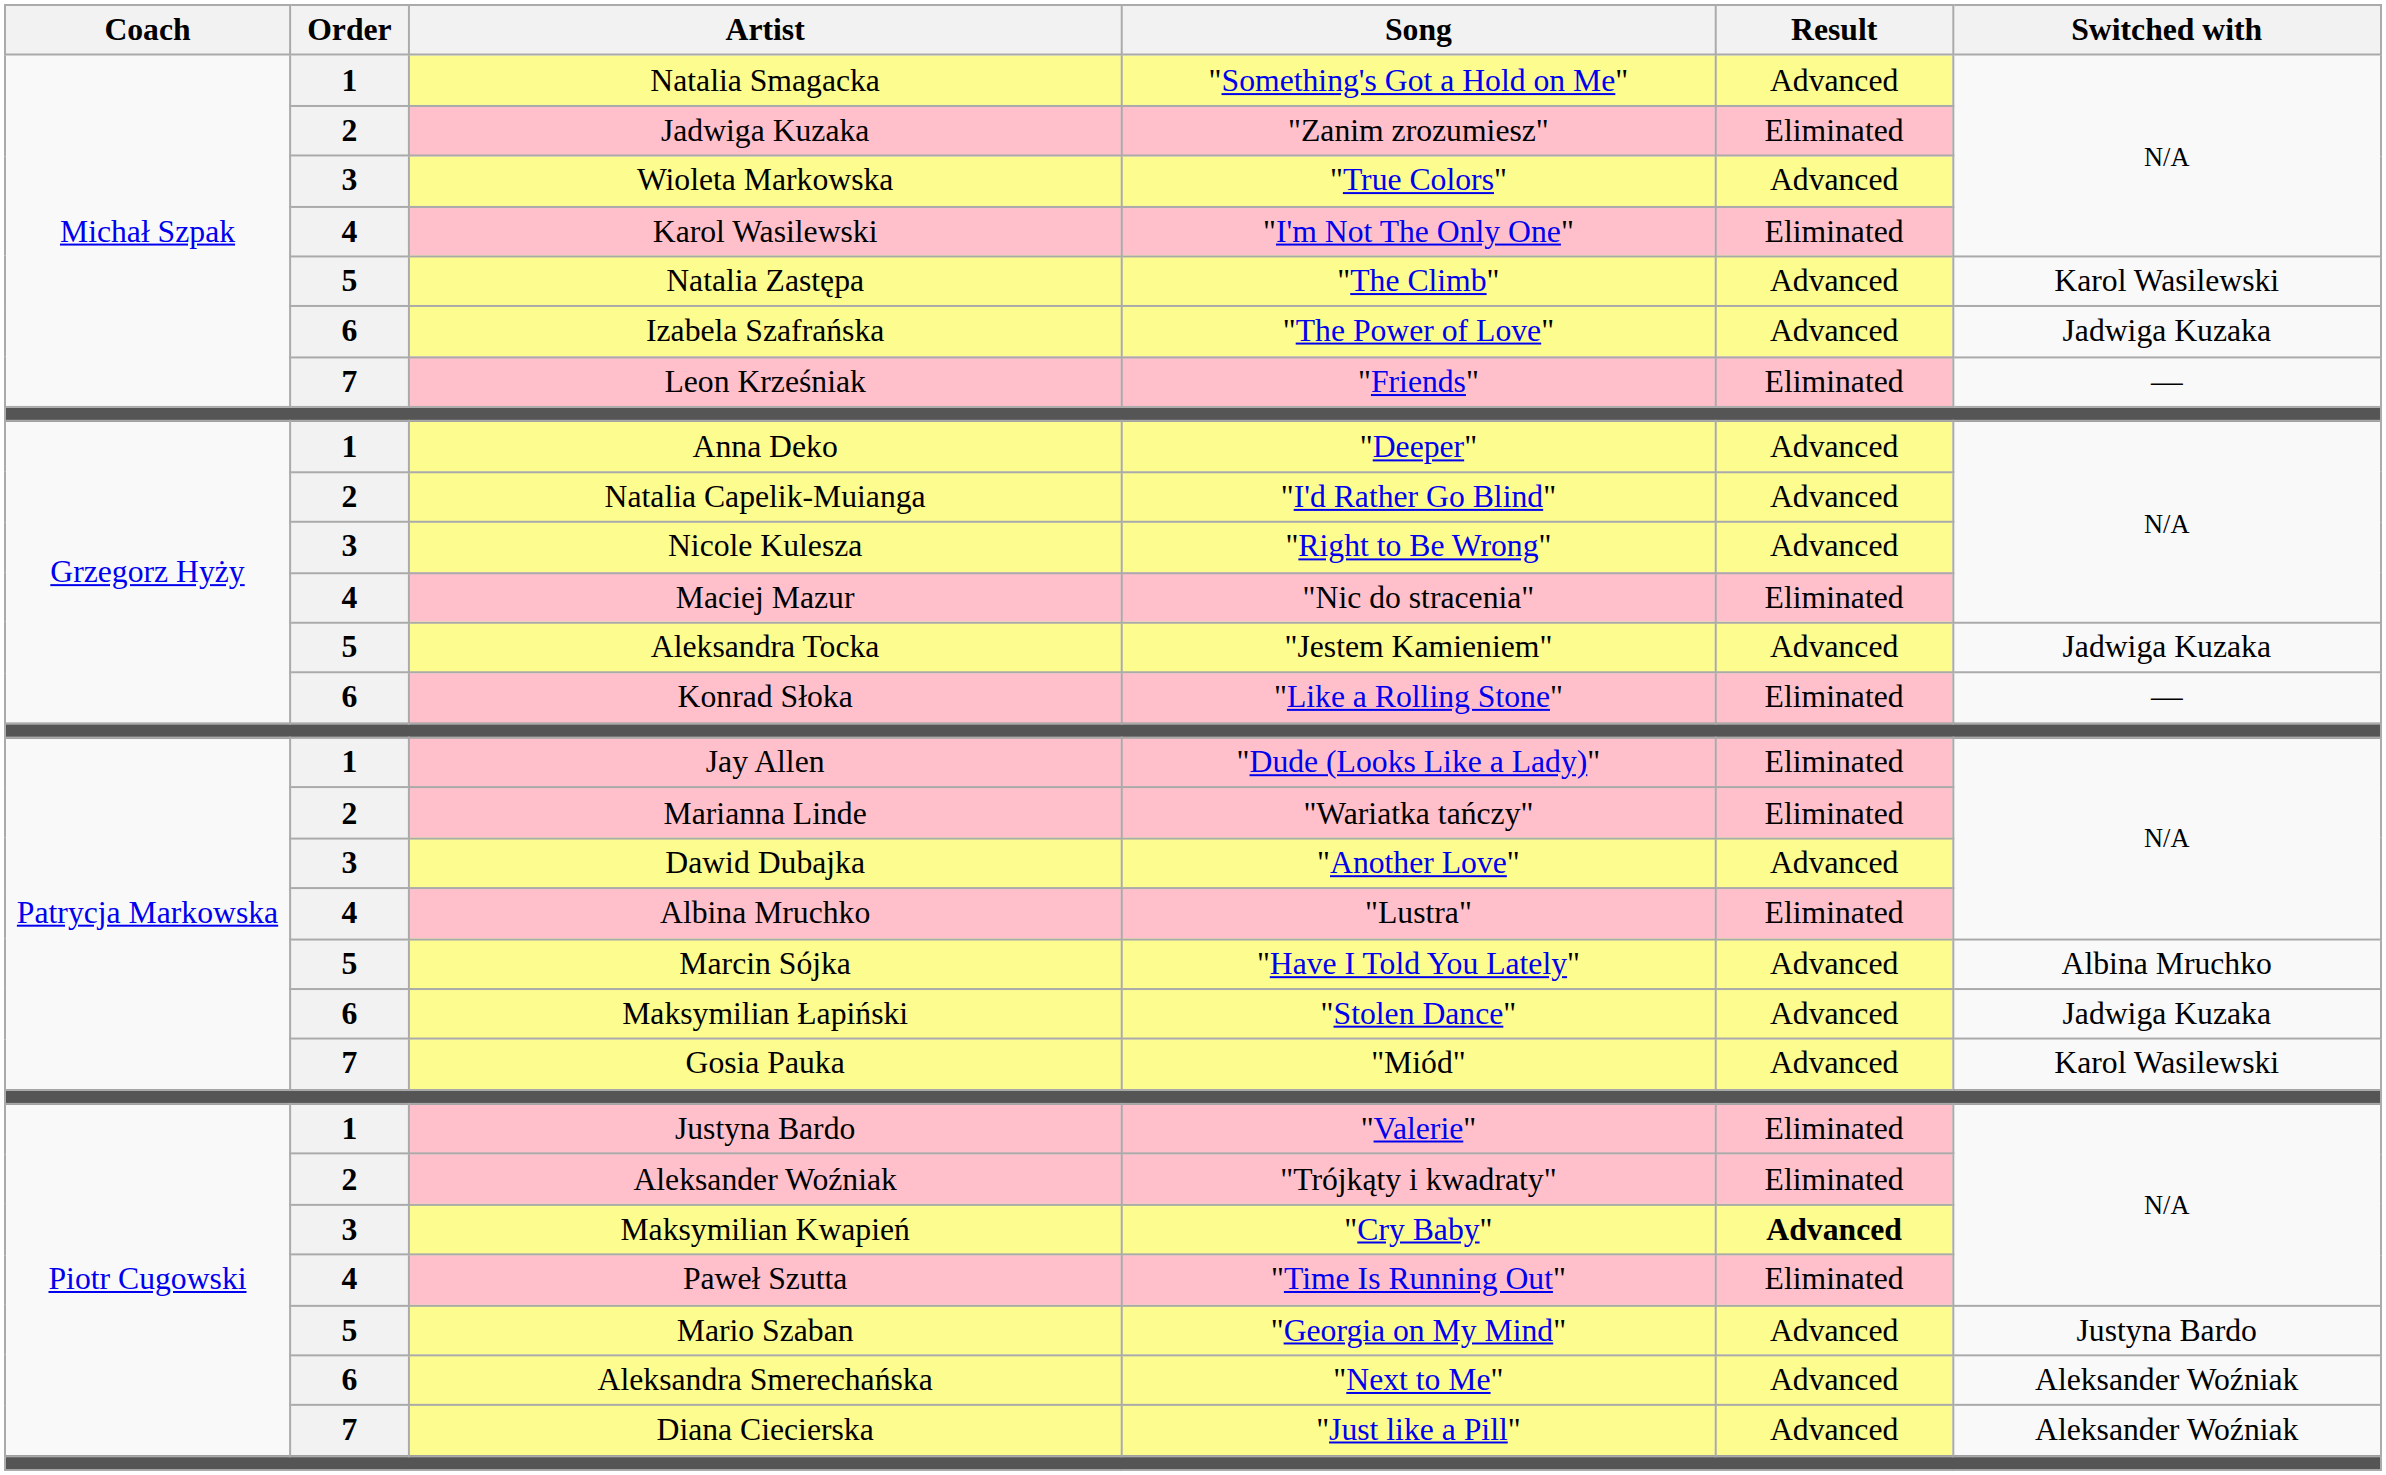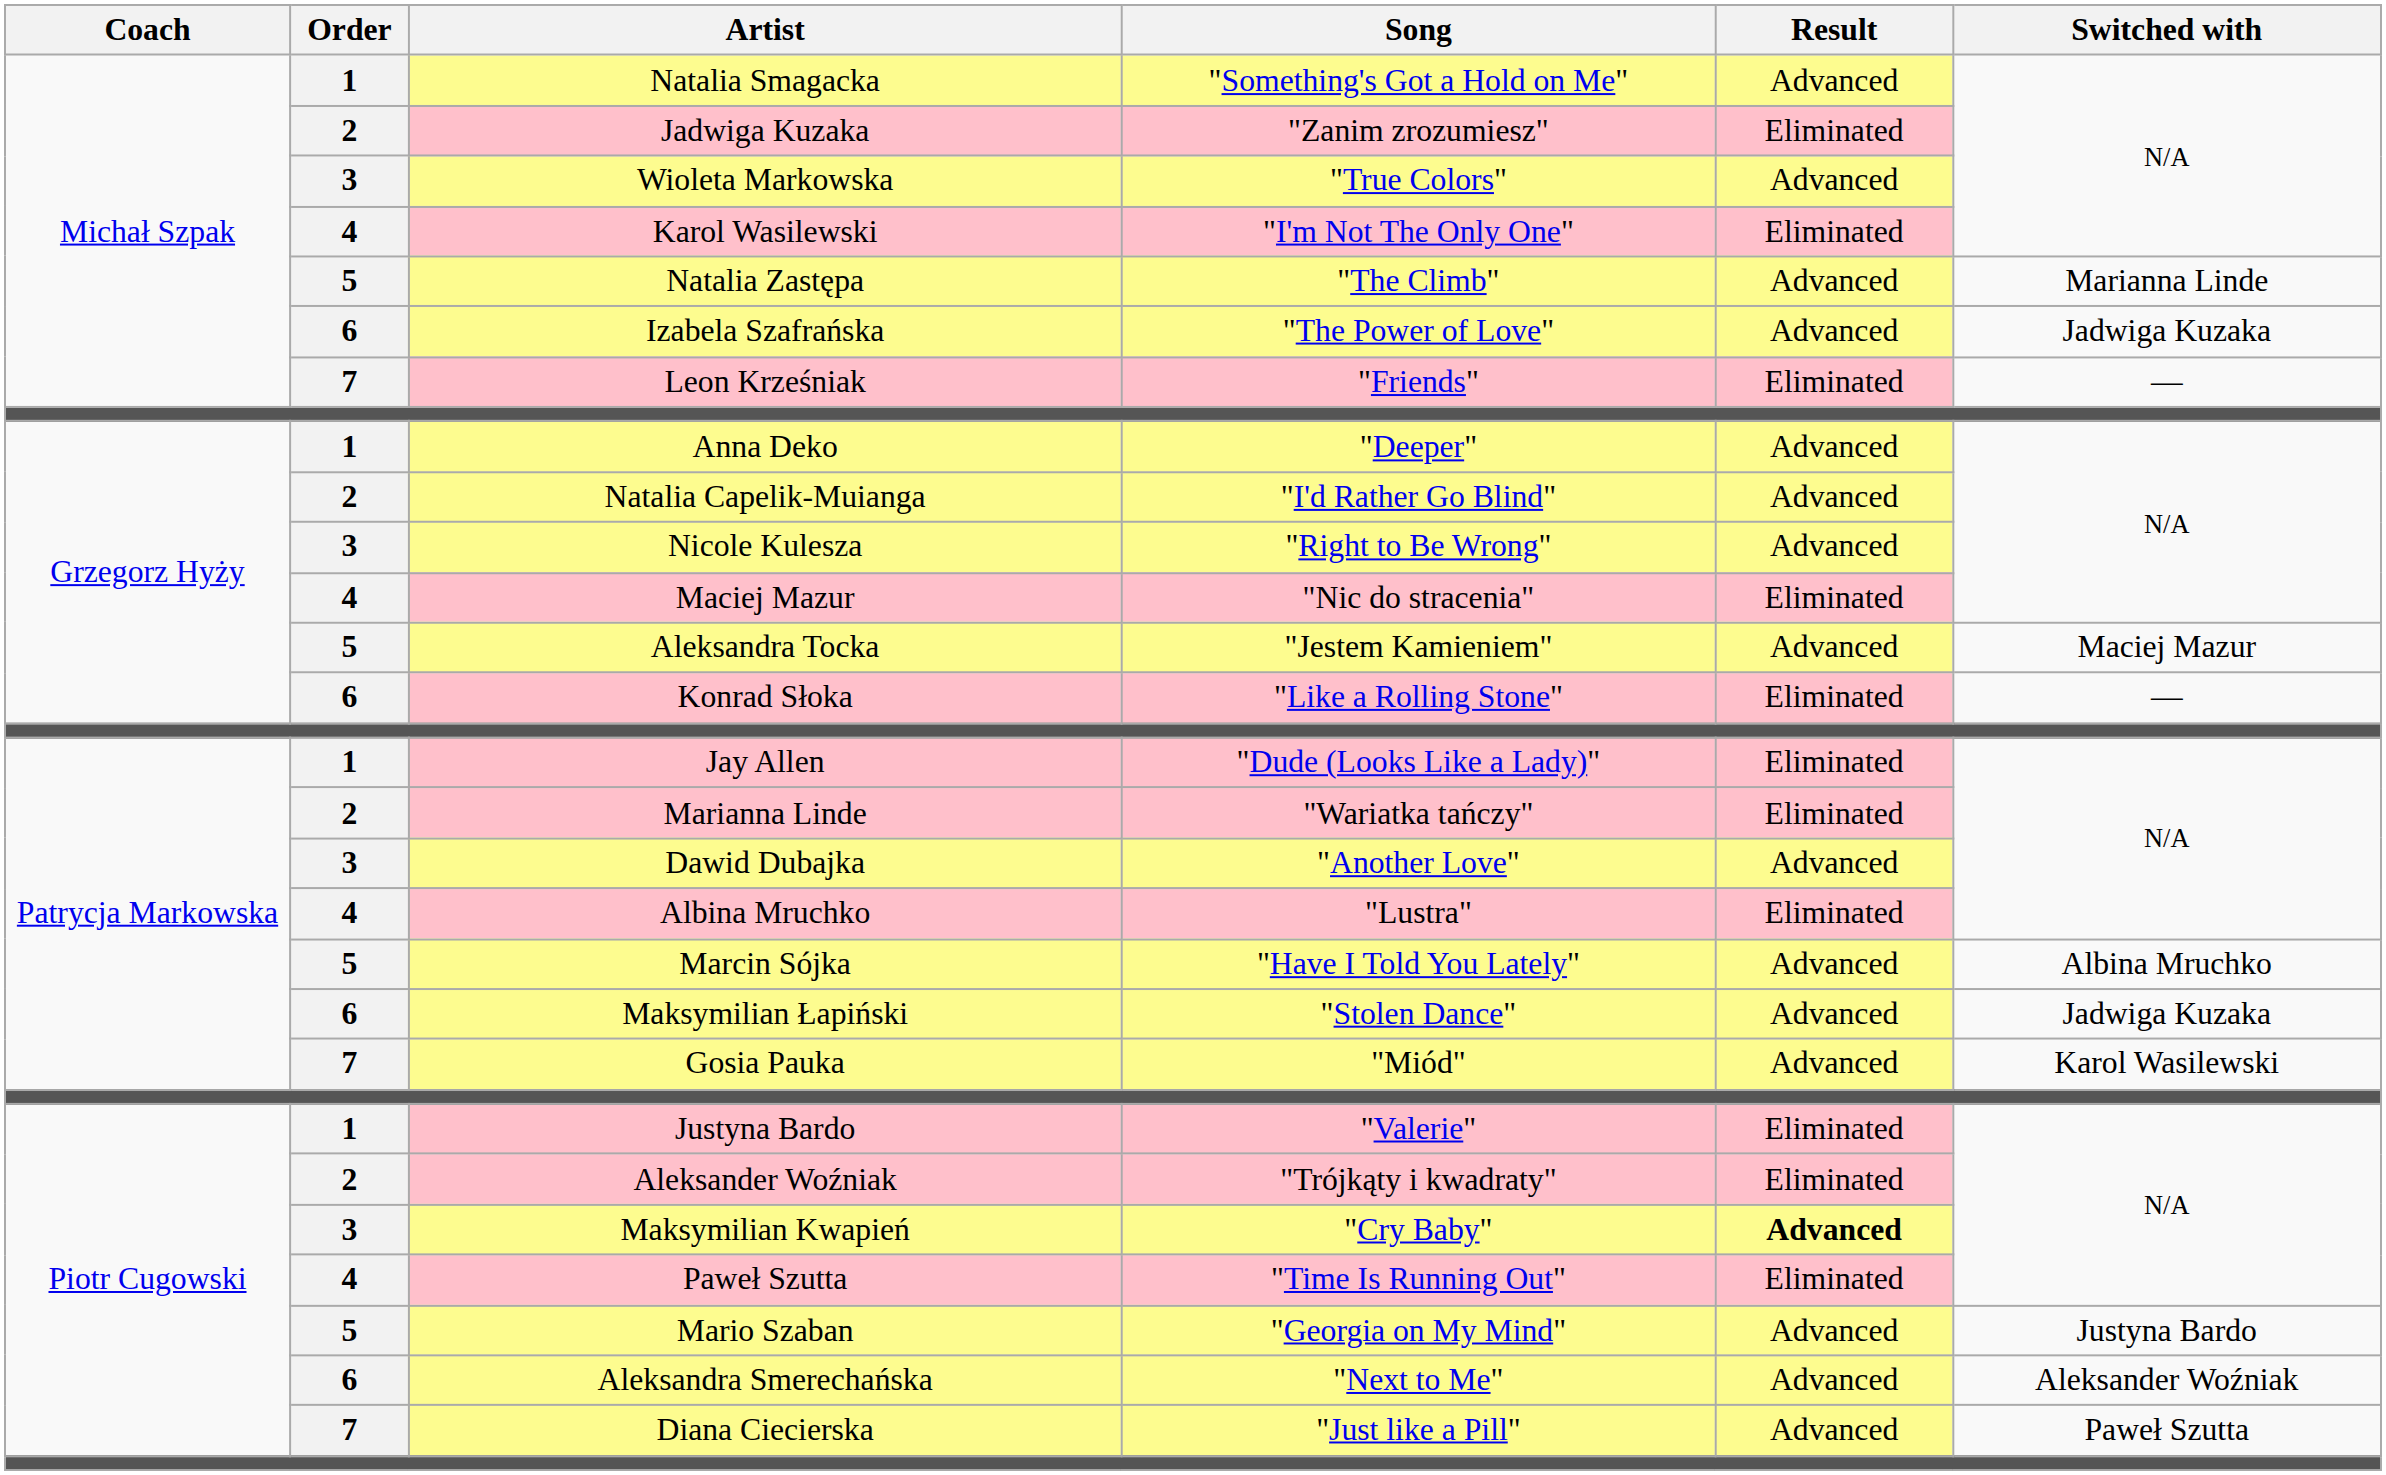(2167, 280) Karol Wasilewski -> (2167, 280) Marianna Linde
(2167, 647) Jadwiga Kuzaka -> (2167, 647) Maciej Mazur
(2167, 1429) Aleksander Woźniak -> (2167, 1429) Paweł Szutta
